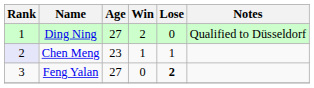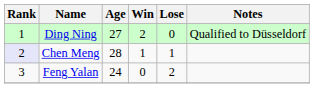(115, 53) 23 -> (115, 53) 28
(115, 72) 27 -> (115, 72) 24
(172, 72) bold -> (172, 72) normal
